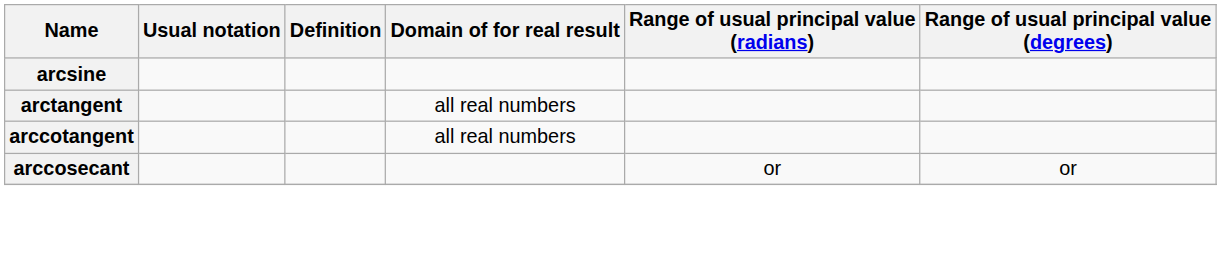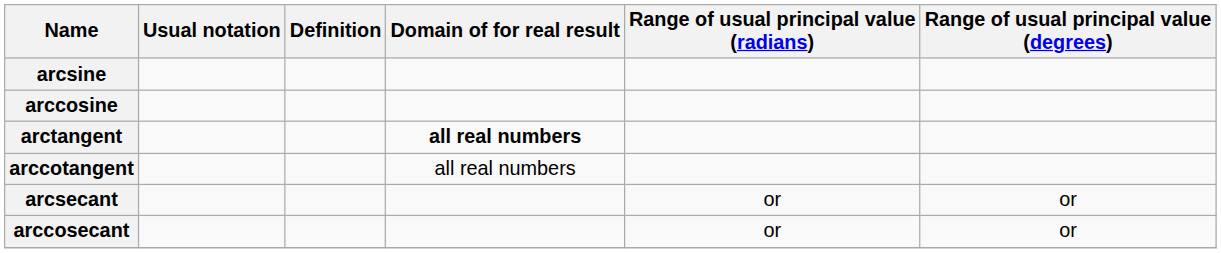+ row: (71, 105)
(505, 105) normal -> (505, 136) bold
+ row: (71, 199)
